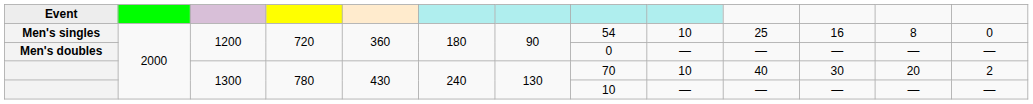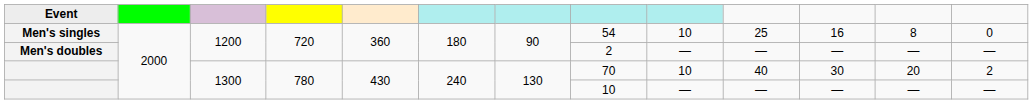(609, 52) 0 -> (609, 52) 2
